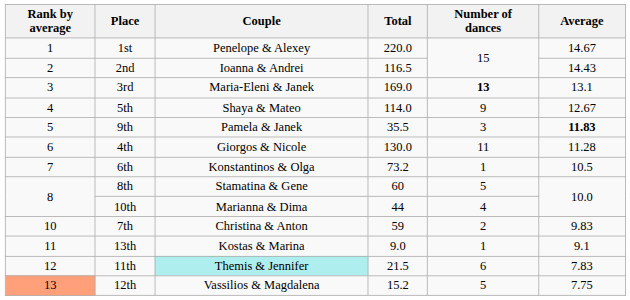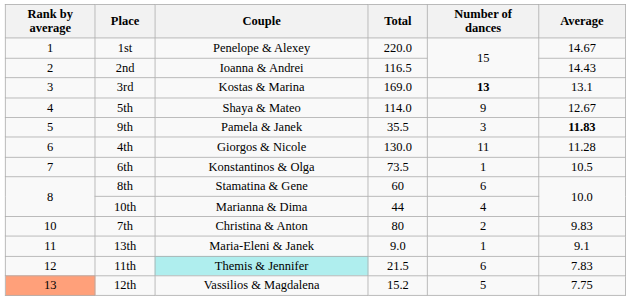(262, 87) Maria-Eleni & Janek -> (262, 87) Kostas & Marina
(398, 166) 73.2 -> (398, 166) 73.5
(483, 186) 5 -> (483, 186) 6
(398, 226) 59 -> (398, 226) 80
(262, 246) Kostas & Marina -> (262, 246) Maria-Eleni & Janek
